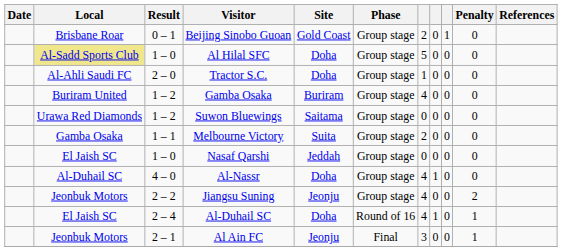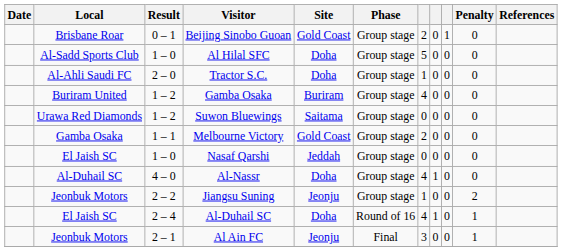(89, 54) khaki background -> (89, 54) no background
(324, 135) Suita -> (324, 135) Gold Coast
(424, 196) 4 -> (424, 196) 1
